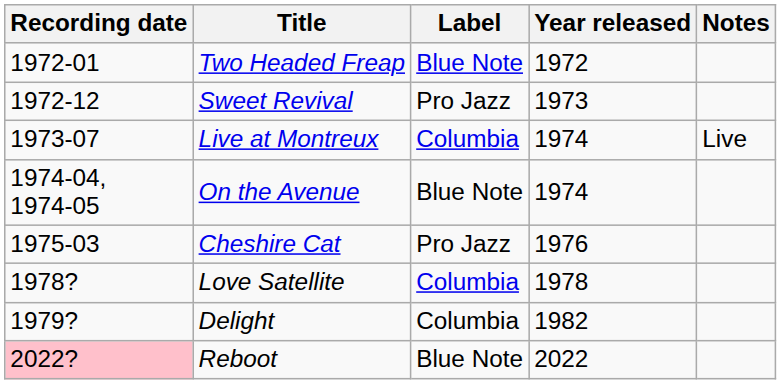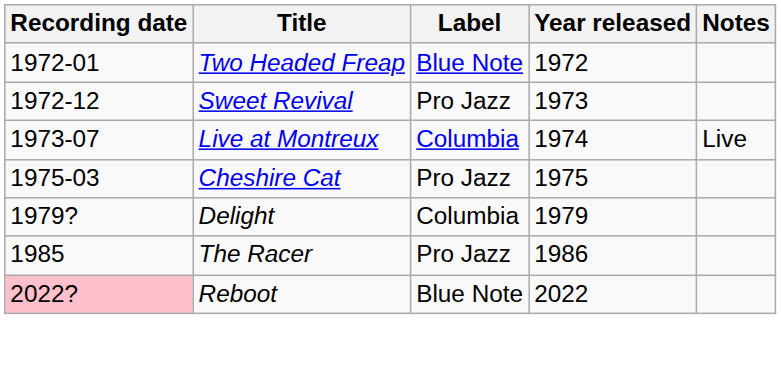- row: (279, 191)
(561, 243) 1976 -> (561, 178) 1975
- row: (272, 282)
(561, 321) 1982 -> (561, 216) 1979
+ row: (255, 255)
